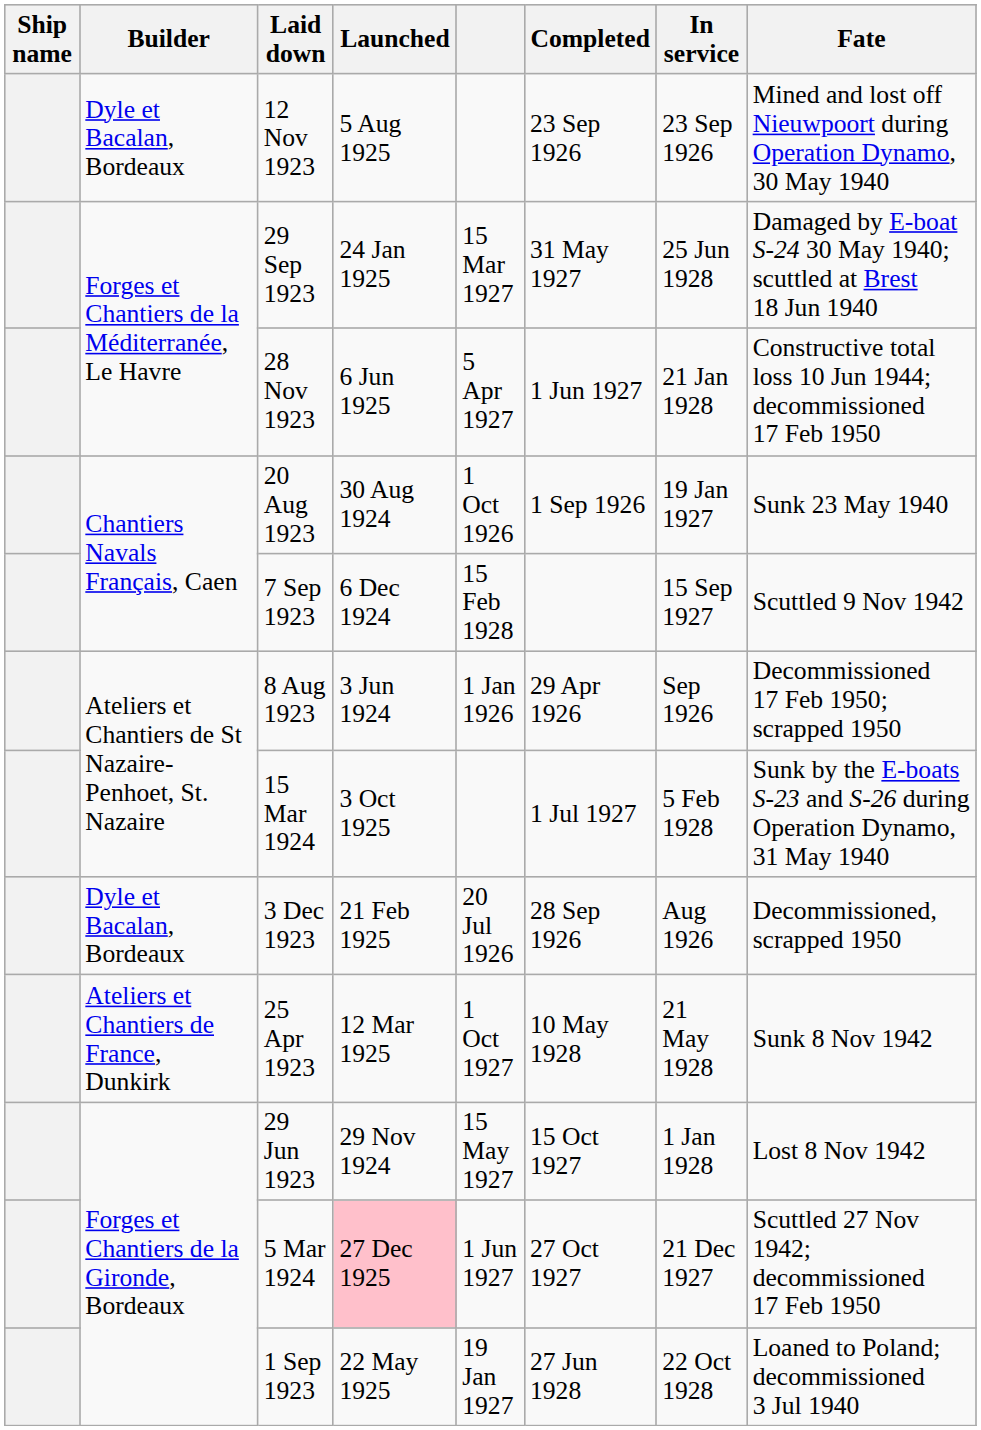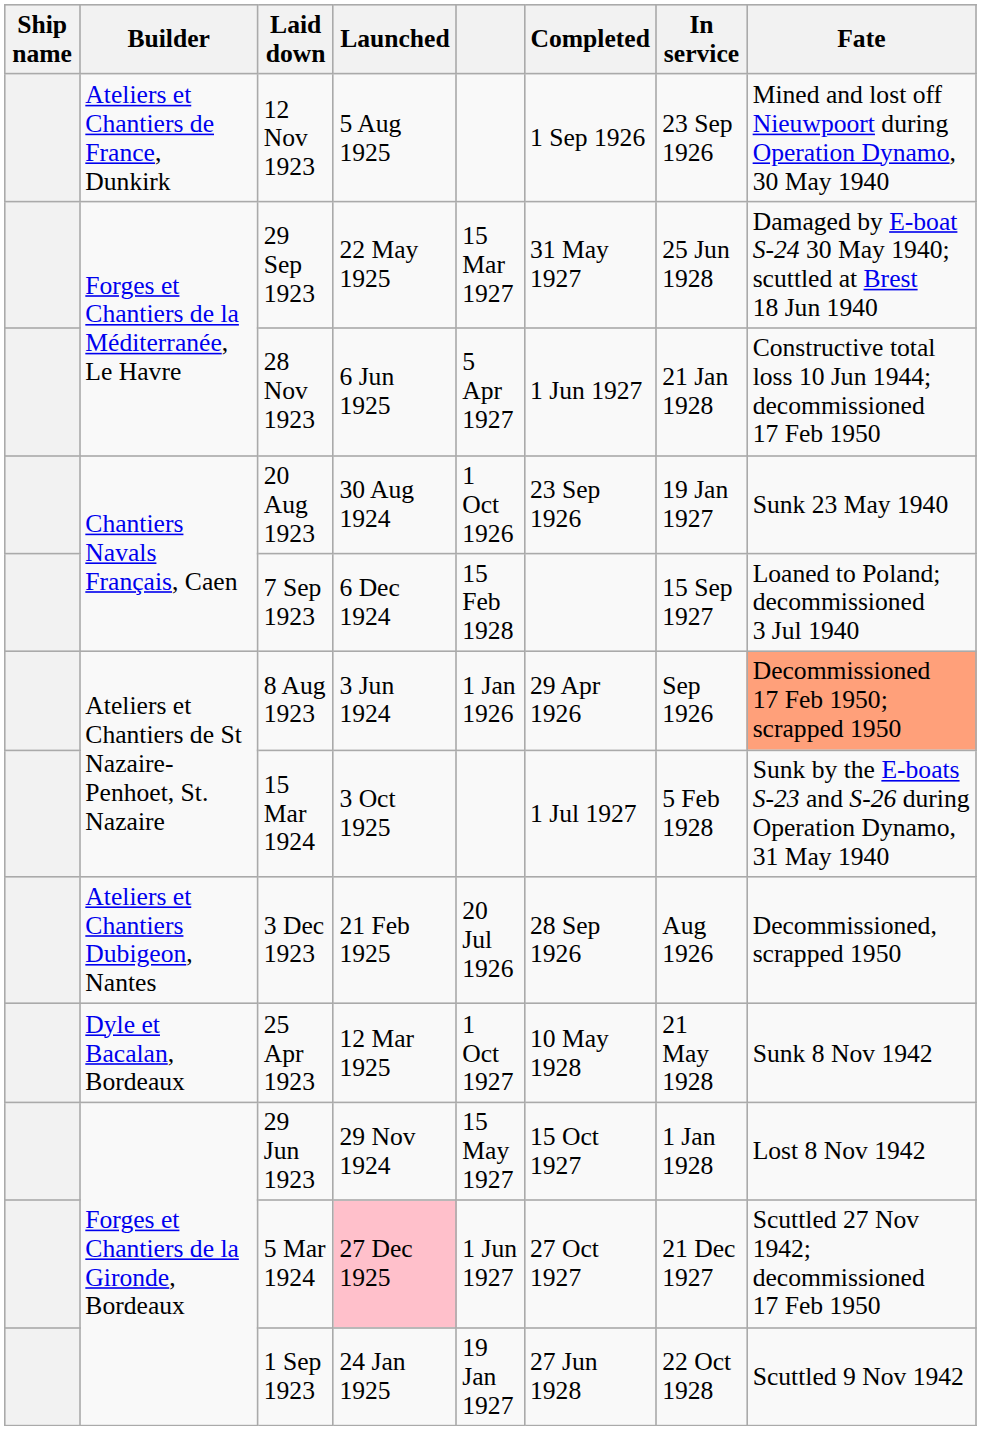(135, 137) Dyle et Bacalan, Bordeaux -> (150, 137) Ateliers et Chantiers de France, Dunkirk
(565, 137) 23 Sep 1926 -> (588, 137) 1 Sep 1926
(372, 264) 24 Jan 1925 -> (379, 264) 22 May 1925
(588, 504) 1 Sep 1926 -> (565, 504) 23 Sep 1926
(858, 602) Scuttled 9 Nov 1942 -> (847, 602) Loaned to Poland; decommissioned 3 Jul 1940
(842, 700) no background -> (842, 700) lightsalmon background
(135, 925) Dyle et Bacalan, Bordeaux -> (139, 940) Ateliers et Chantiers Dubigeon, Nantes
(150, 1038) Ateliers et Chantiers de France, Dunkirk -> (135, 1052) Dyle et Bacalan, Bordeaux
(379, 1376) 22 May 1925 -> (372, 1376) 24 Jan 1925
(847, 1376) Loaned to Poland; decommissioned 3 Jul 1940 -> (858, 1376) Scuttled 9 Nov 1942
